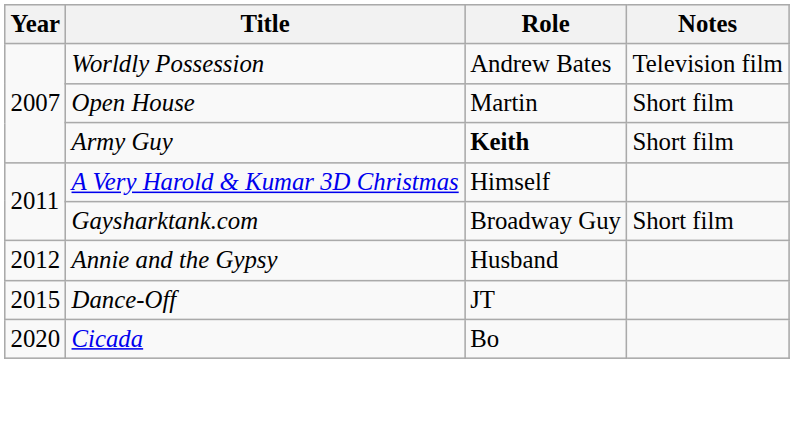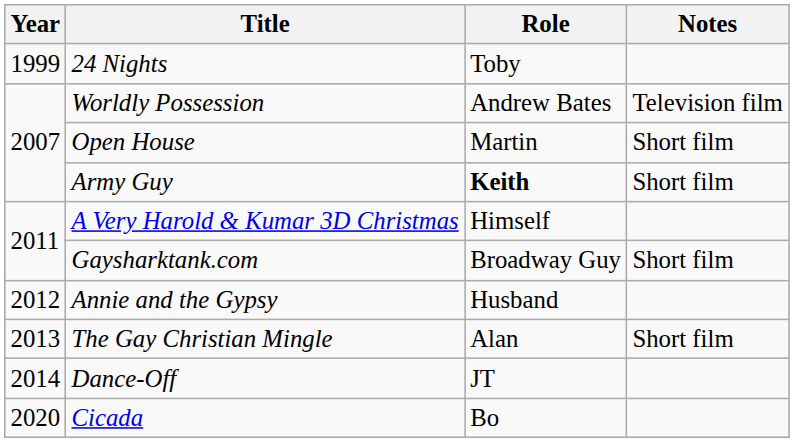+ row: (119, 63)
+ row: (202, 338)
(35, 299) 2015 -> (35, 378) 2014
